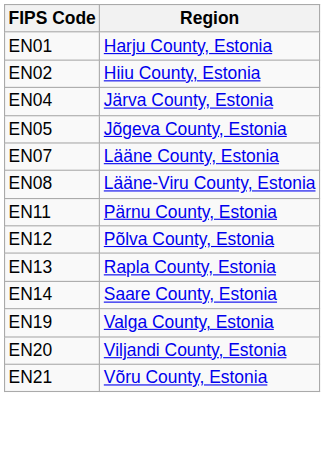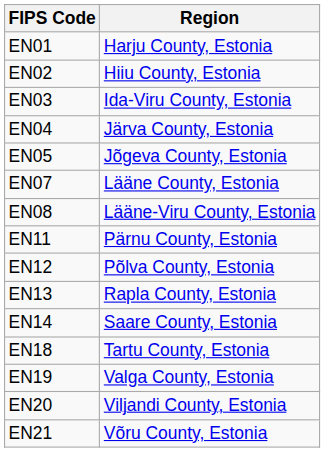+ row: (30, 101)
+ row: (30, 350)
